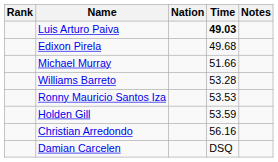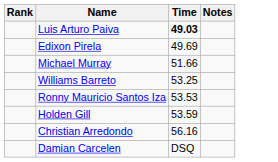- column: (188, 13)
(223, 47) 49.68 -> (184, 47) 49.69
(223, 81) 53.28 -> (184, 81) 53.25
